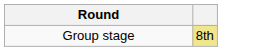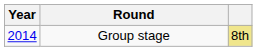+ column: (22, 15)
